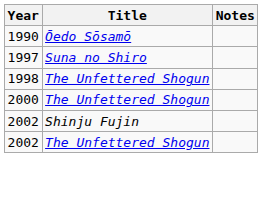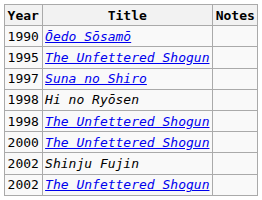+ row: (23, 57)
+ row: (23, 100)
